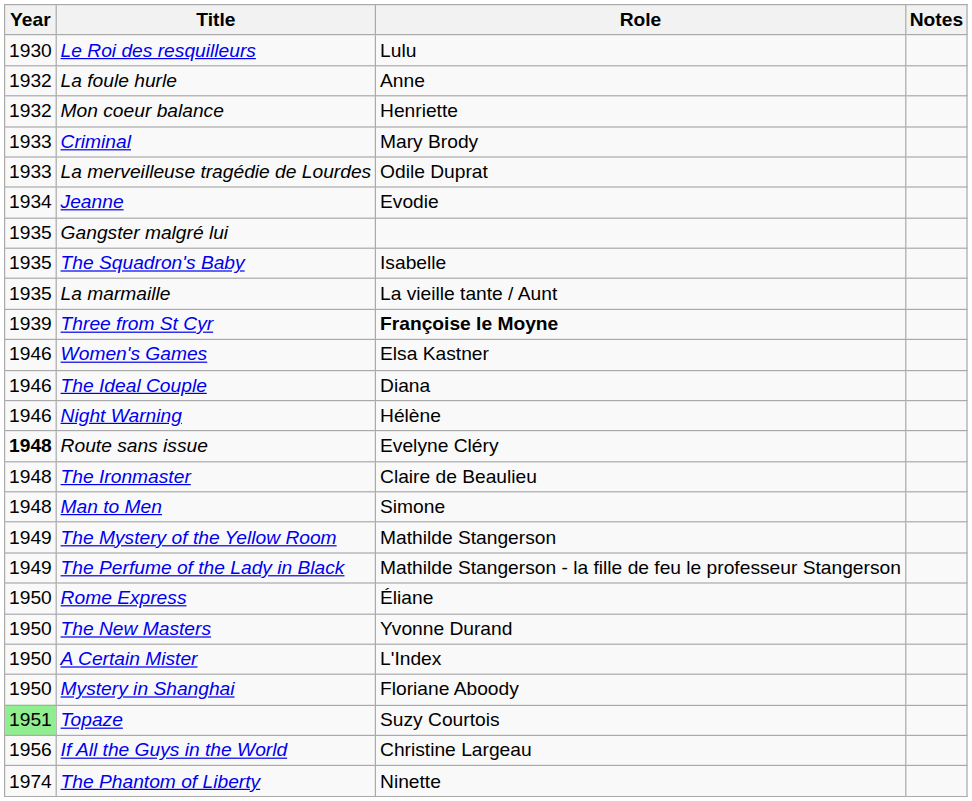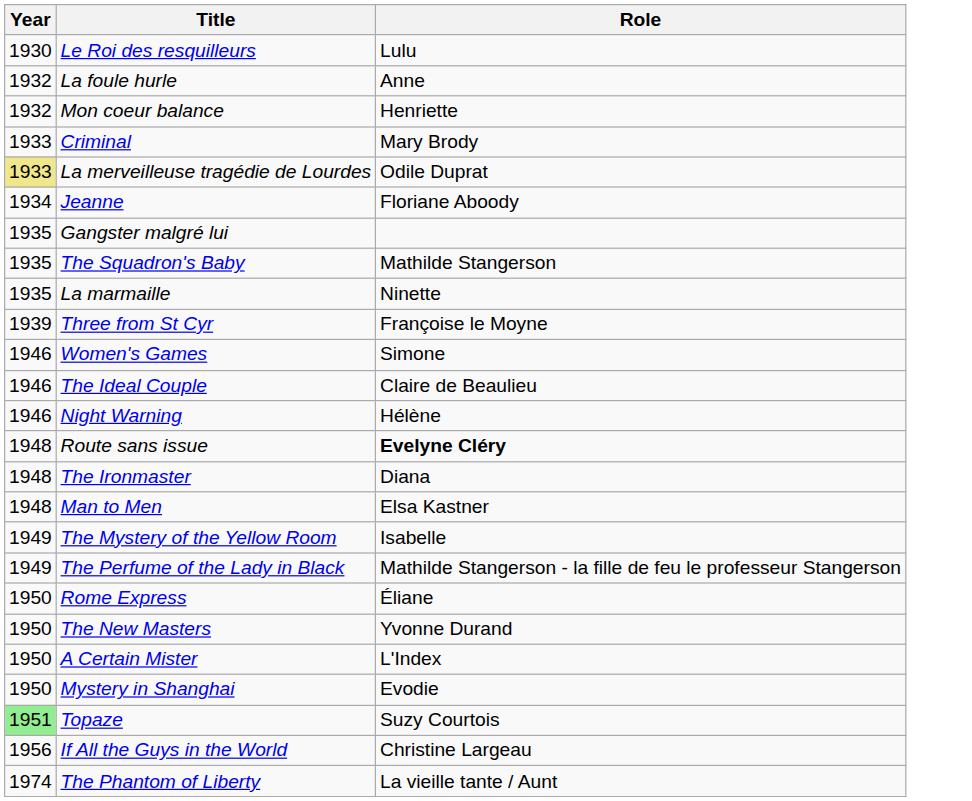- column: (936, 19)
(30, 171) no background -> (30, 171) khaki background
(409, 202) Evodie -> (449, 202) Floriane Aboody
(413, 263) Isabelle -> (468, 263) Mathilde Stangerson
(469, 293) La vieille tante / Aunt -> (410, 293) Ninette
(469, 324) bold -> (464, 324) normal
(434, 354) Elsa Kastner -> (413, 354) Simone
(405, 385) Diana -> (458, 385) Claire de Beaulieu
(30, 446) bold -> (30, 446) normal
(439, 446) normal -> (443, 446) bold
(458, 476) Claire de Beaulieu -> (405, 476) Diana
(413, 506) Simone -> (434, 506) Elsa Kastner
(468, 537) Mathilde Stangerson -> (413, 537) Isabelle
(449, 689) Floriane Aboody -> (409, 689) Evodie
(410, 780) Ninette -> (469, 780) La vieille tante / Aunt
